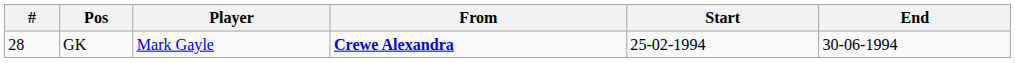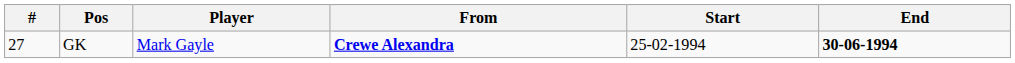(16, 44) 28 -> (16, 44) 27
(860, 44) normal -> (860, 44) bold
